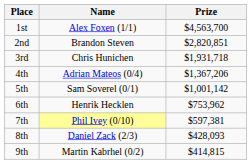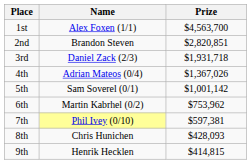(103, 58) Chris Hunichen -> (103, 58) Daniel Zack (2/3)
(206, 74) $1,367,206 -> (206, 74) $1,367,026
(103, 105) Henrik Hecklen -> (103, 105) Martin Kabrhel (0/2)
(103, 136) Daniel Zack (2/3) -> (103, 136) Chris Hunichen
(103, 151) Martin Kabrhel (0/2) -> (103, 151) Henrik Hecklen
